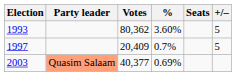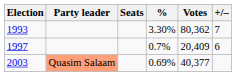columns swapped: (135, 12) <-> (198, 12)
(168, 29) 3.60% -> (162, 29) 3.30%
(217, 29) 5 -> (217, 29) 7
(217, 46) 5 -> (217, 46) 6
